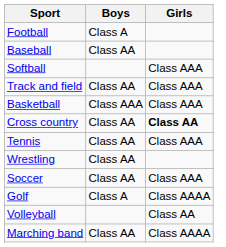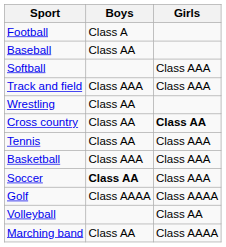(112, 86) Class AA -> (116, 86) Class AAA
rows swapped: (34, 104) <-> (31, 159)
(112, 178) normal -> (114, 178) bold
(108, 196) Class A -> (120, 196) Class AAAA
